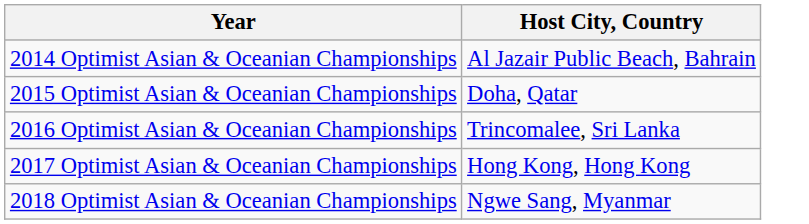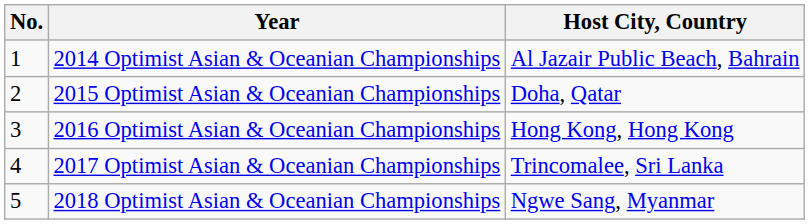+ column: (27, 22)
(574, 129) Trincomalee, Sri Lanka -> (622, 129) Hong Kong, Hong Kong
(579, 165) Hong Kong, Hong Kong -> (617, 165) Trincomalee, Sri Lanka
